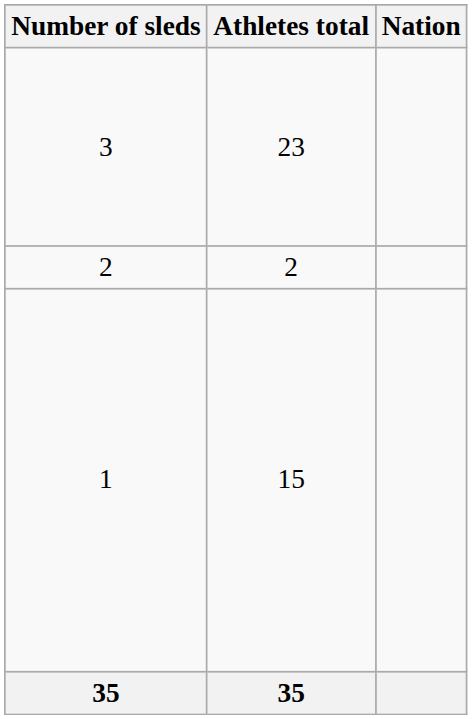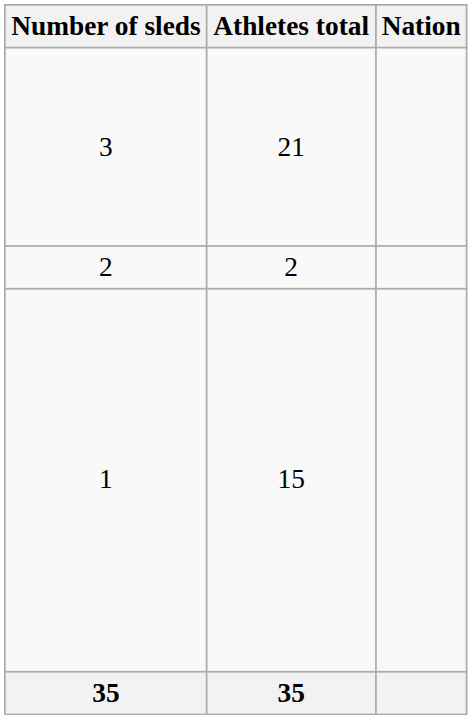(291, 146) 23 -> (291, 146) 21
